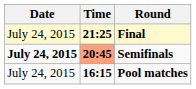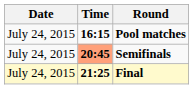rows swapped: (153, 73) <-> (131, 34)
(42, 53) bold -> (41, 53) normal
